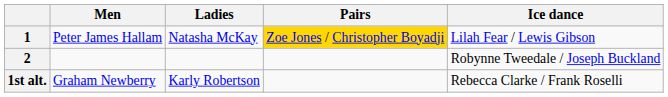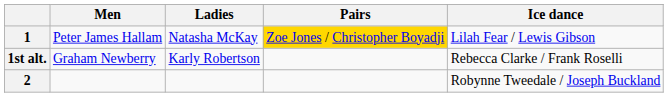rows swapped: (27, 59) <-> (27, 80)
